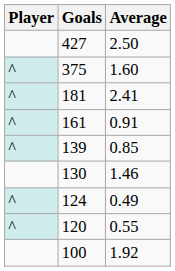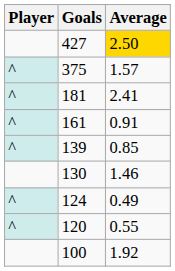(124, 43) no background -> (124, 43) gold background
(124, 69) 1.60 -> (124, 69) 1.57
